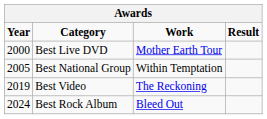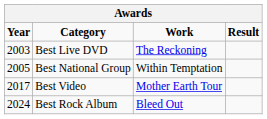(19, 50) 2000 -> (19, 50) 2003
(179, 50) Mother Earth Tour -> (171, 50) The Reckoning
(19, 86) 2019 -> (19, 86) 2017
(171, 86) The Reckoning -> (179, 86) Mother Earth Tour
